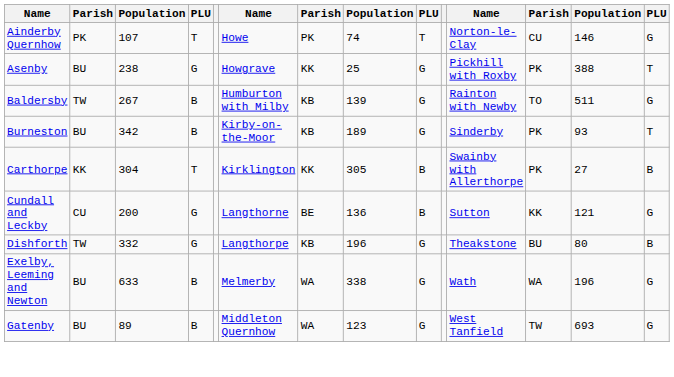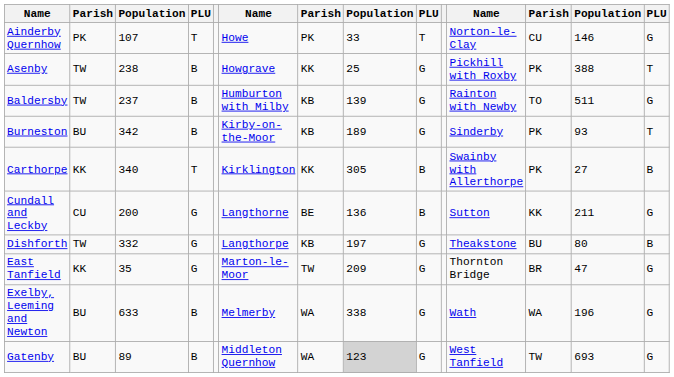(353, 38) 74 -> (353, 38) 33
(80, 69) BU -> (80, 69) TW
(194, 69) G -> (194, 69) B
(128, 100) 267 -> (128, 100) 237
(128, 169) 304 -> (128, 169) 340
(584, 213) 121 -> (584, 213) 211
(356, 244) 196 -> (356, 244) 197
+ row: (34, 269)
(356, 326) no background -> (356, 357) lightgrey background
